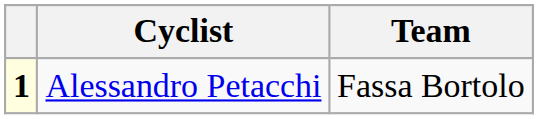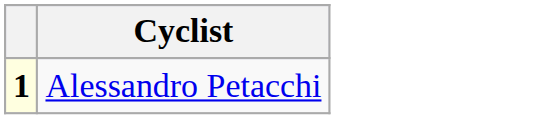- column: (431, 31)
